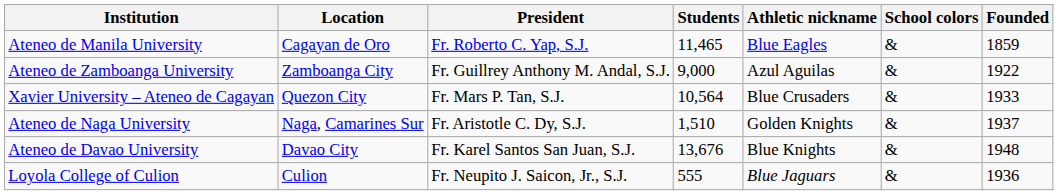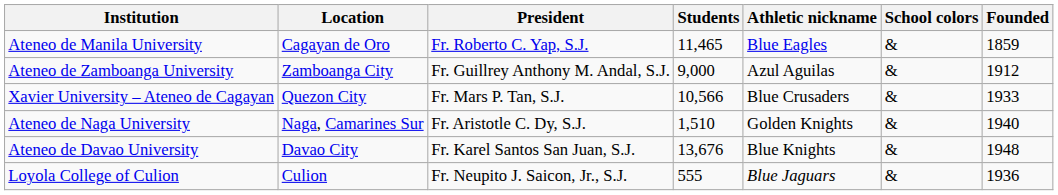(1003, 70) 1922 -> (1003, 70) 1912
(700, 96) 10,564 -> (700, 96) 10,566
(1003, 123) 1937 -> (1003, 123) 1940
